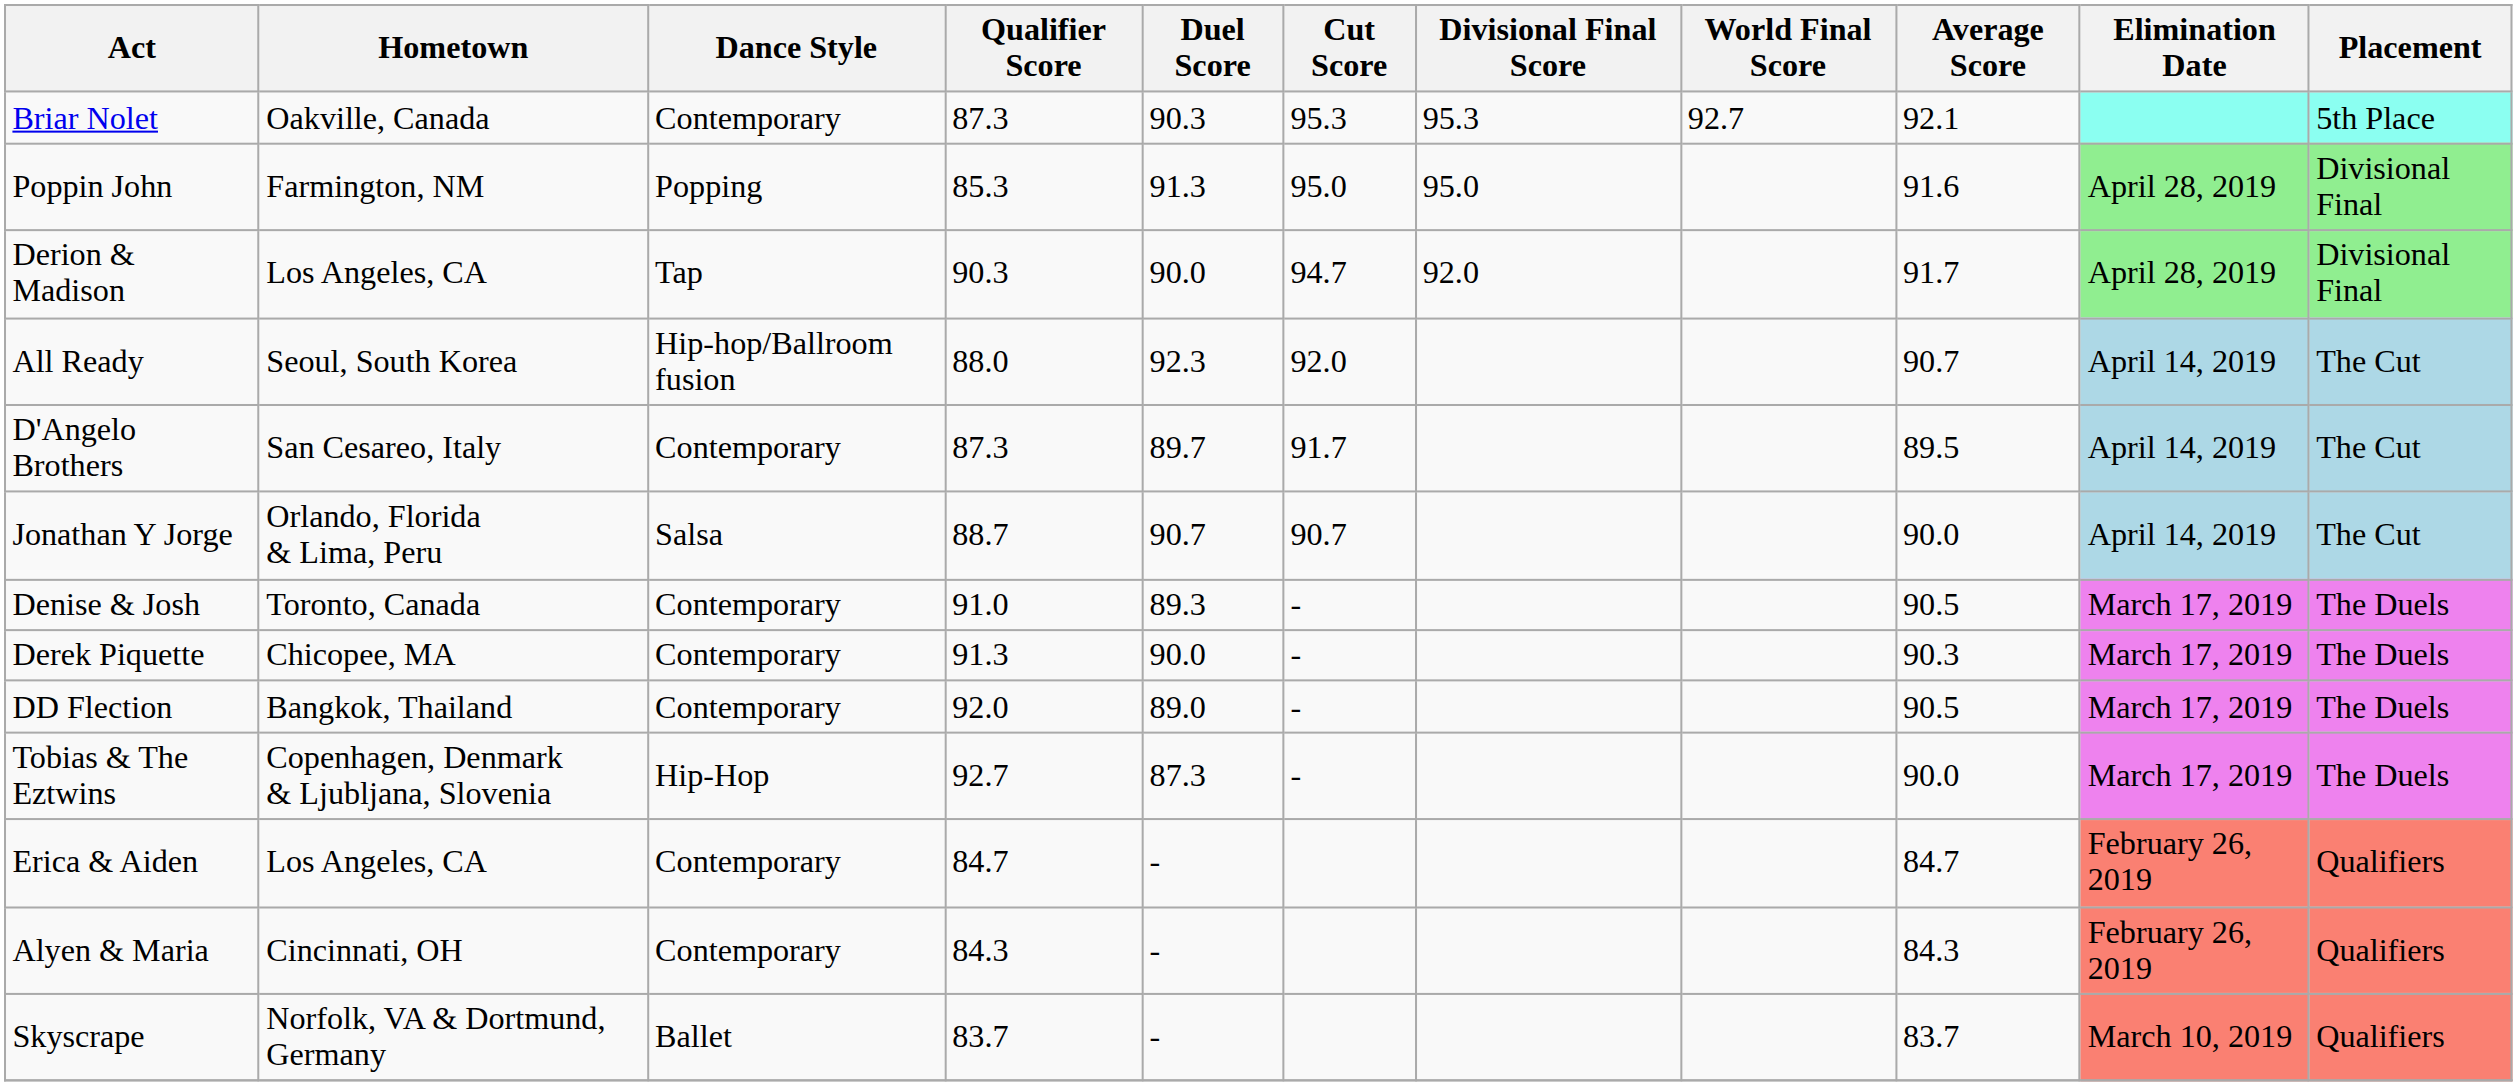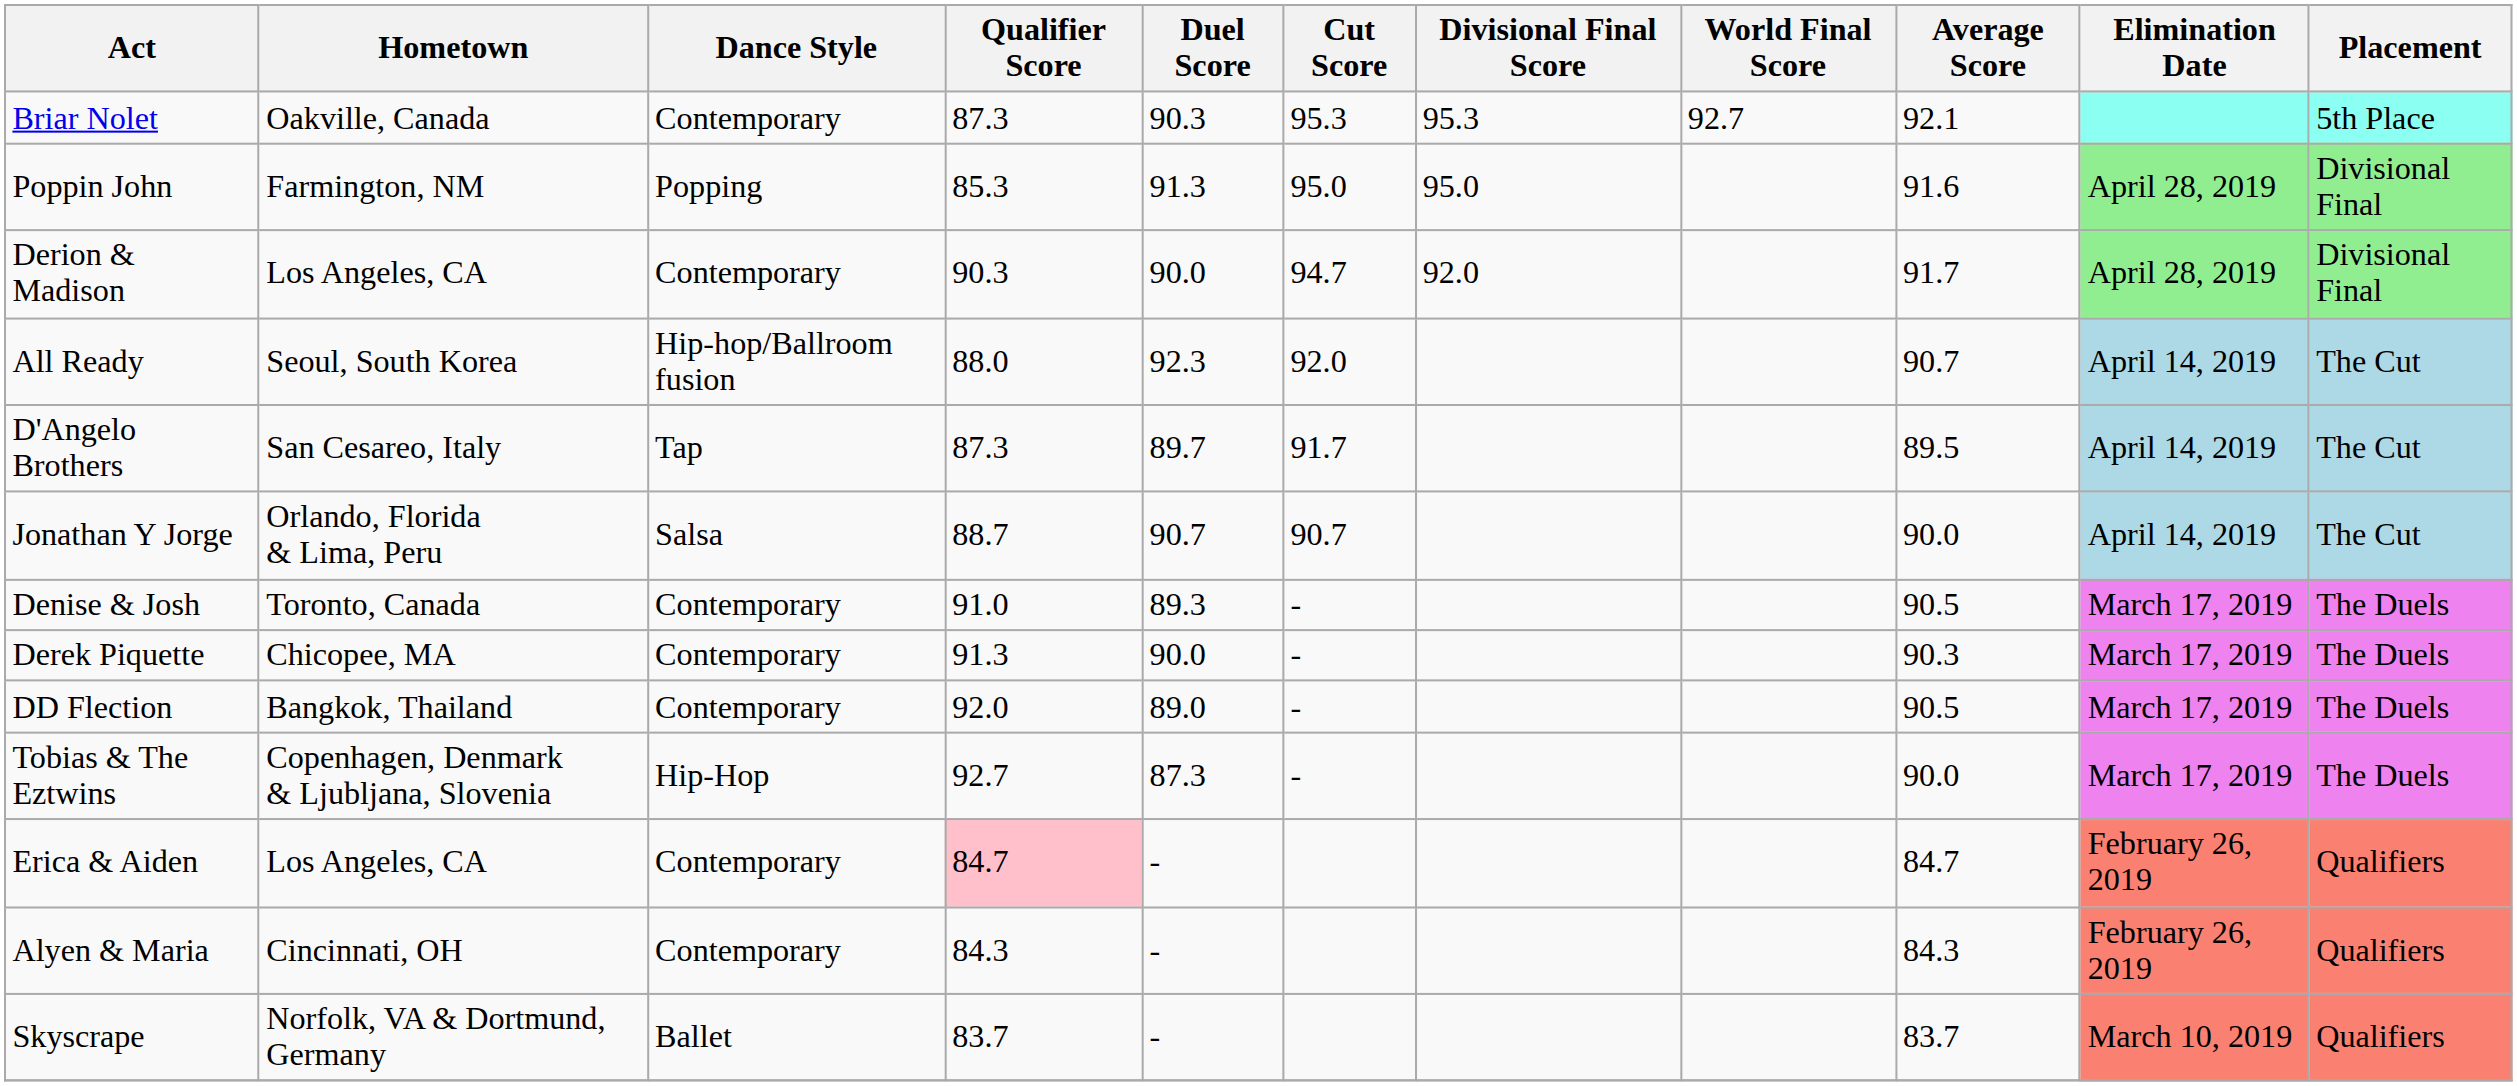(679, 273) Tap -> (748, 273) Contemporary
(748, 447) Contemporary -> (679, 447) Tap
(980, 862) no background -> (980, 862) pink background
